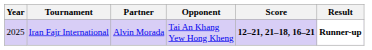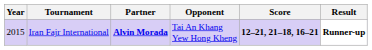(16, 32) 2025 -> (16, 32) 2015
(139, 32) normal -> (140, 32) bold
